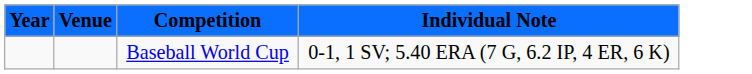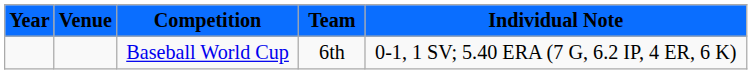+ column: (332, 20)
